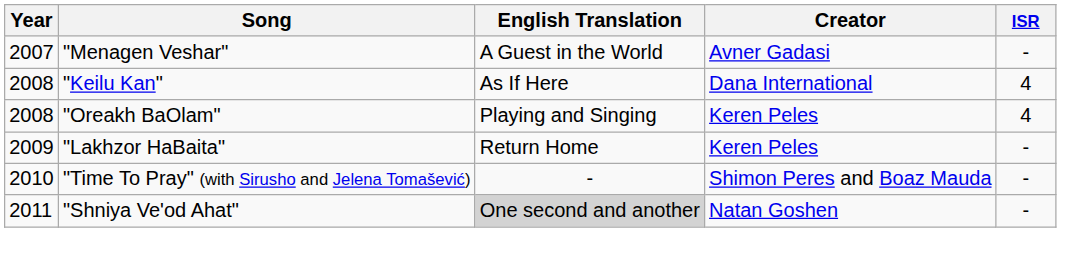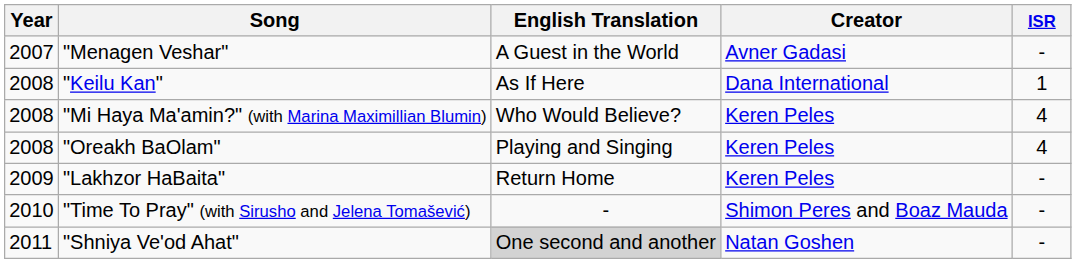(1026, 83) 4 -> (1042, 83) 1
+ row: (275, 115)
